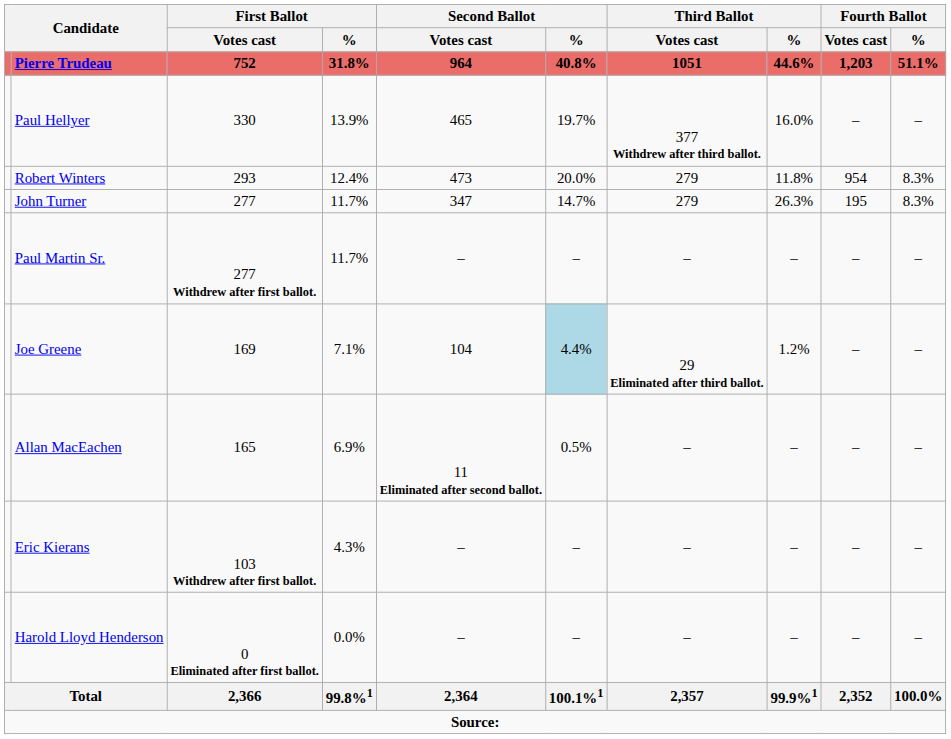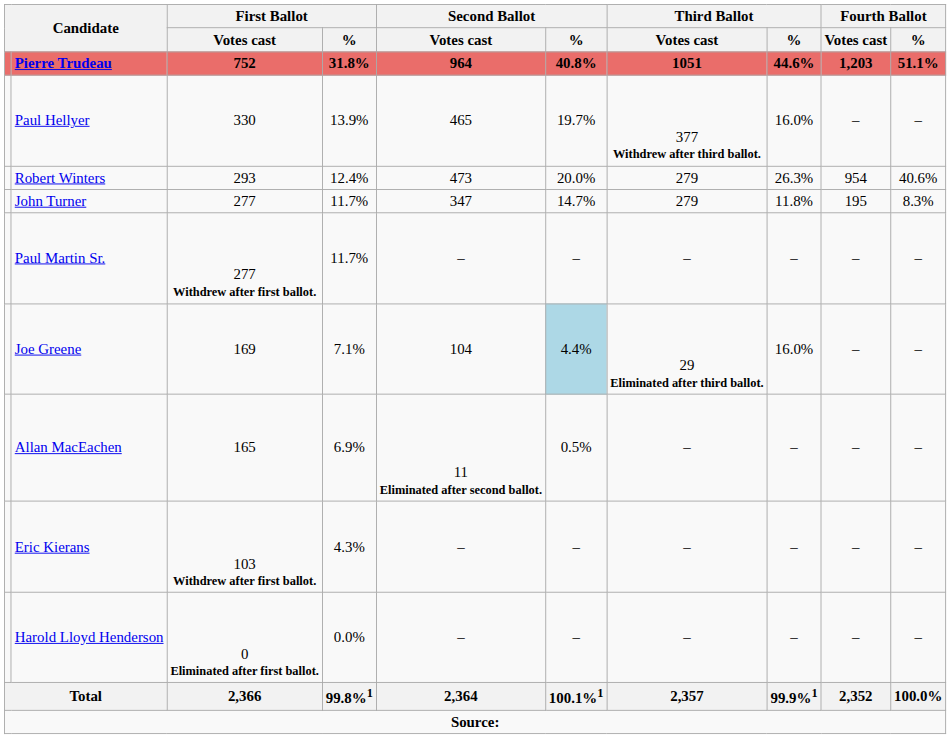(794, 177) 11.8% -> (794, 177) 26.3%
(918, 177) 8.3% -> (918, 177) 40.6%
(794, 201) 26.3% -> (794, 201) 11.8%
(794, 348) 1.2% -> (794, 348) 16.0%
